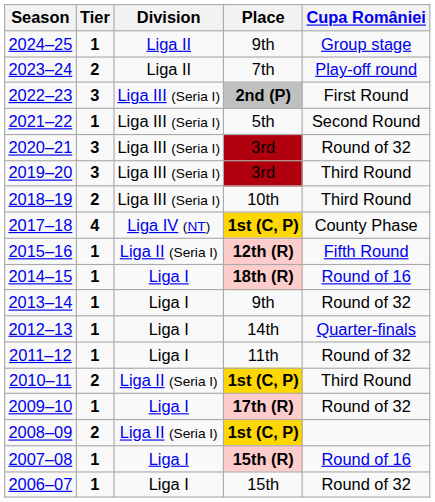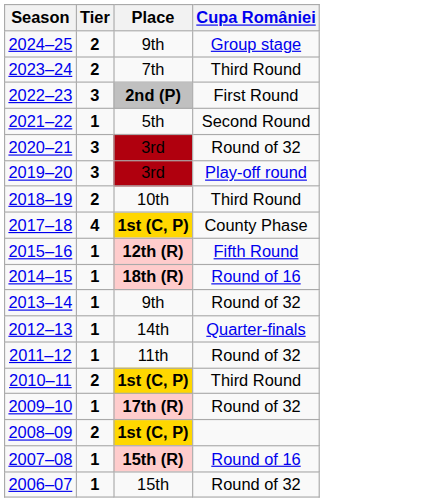- column: (169, 18)
(95, 44) 1 -> (95, 44) 2
(366, 70) Play-off round -> (256, 70) Third Round
(366, 174) Third Round -> (256, 174) Play-off round
